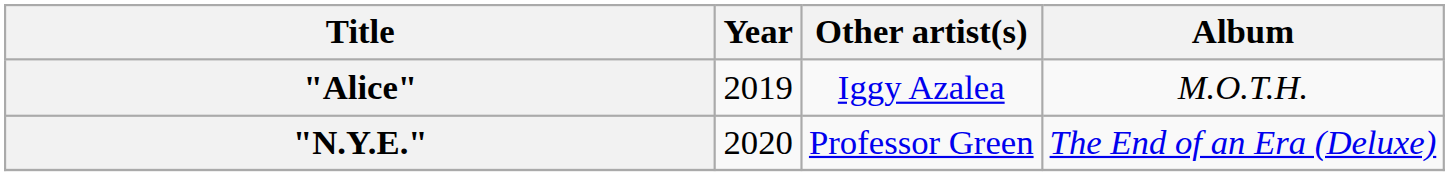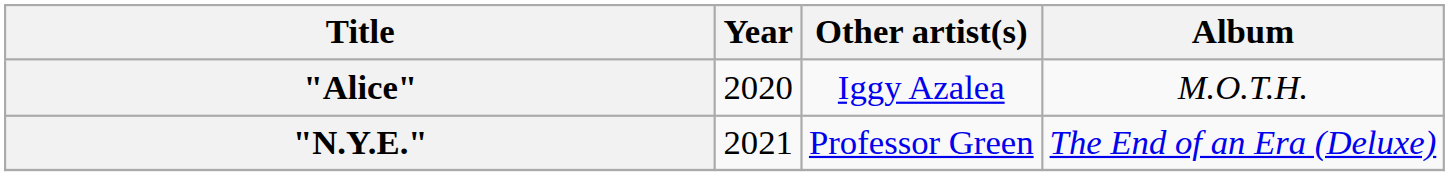(758, 87) 2019 -> (758, 87) 2020
(758, 142) 2020 -> (758, 142) 2021
